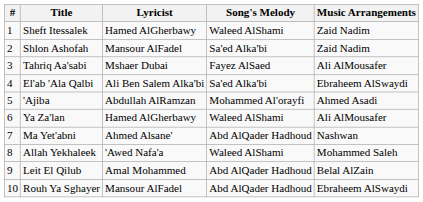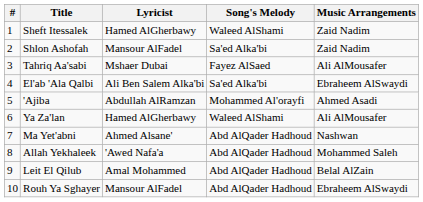(246, 153) Waleed AlShami -> (261, 153) Abd AlQader Hadhoud
